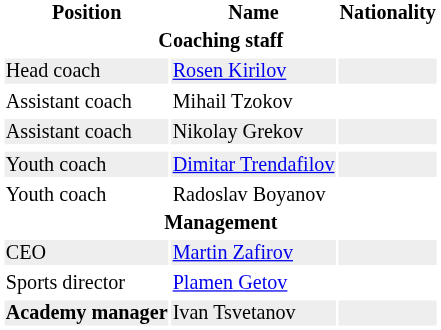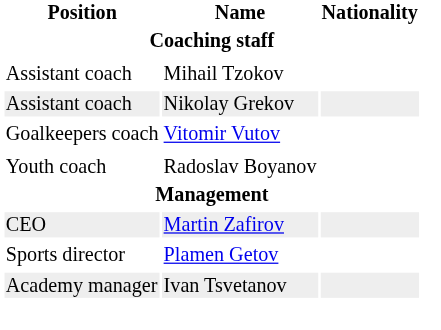- row: (229, 70)
+ row: (222, 133)
- row: (254, 164)
(87, 312) bold -> (82, 285) normal
